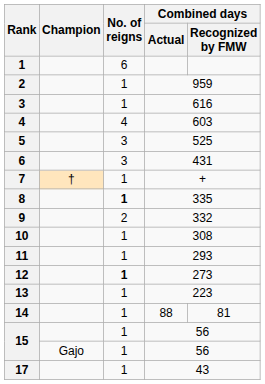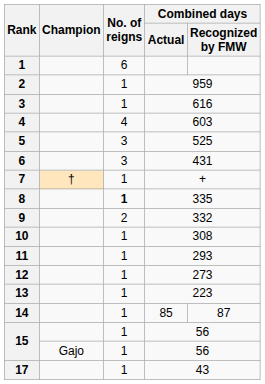(124, 274) bold -> (124, 274) normal
(166, 312) 88 -> (166, 312) 85
(224, 312) 81 -> (224, 312) 87
